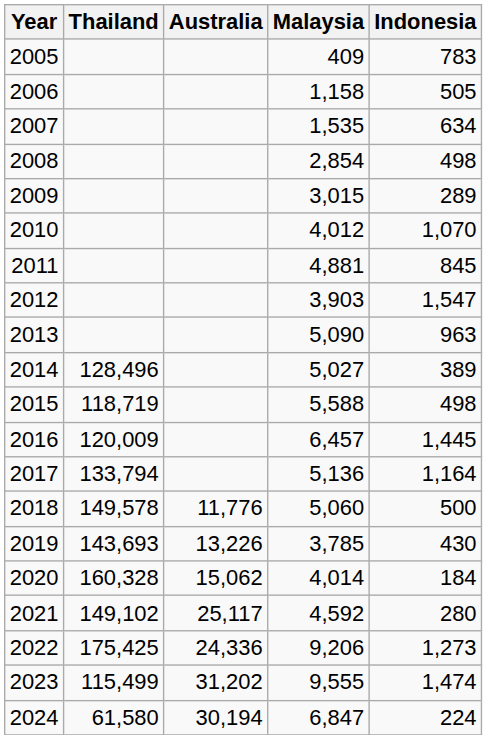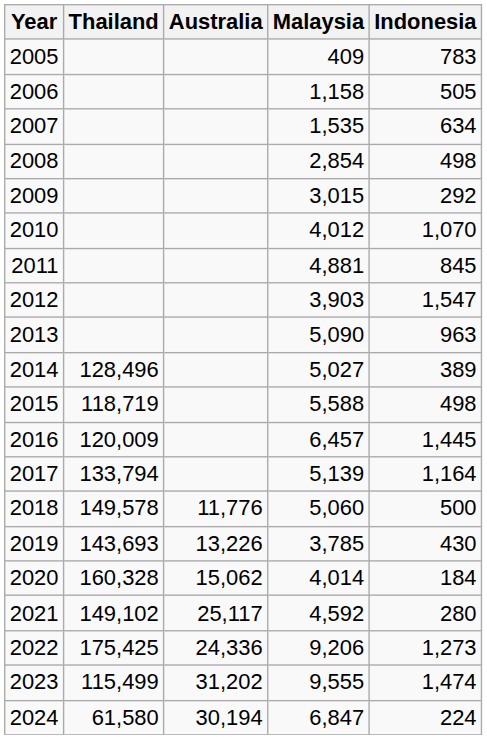(458, 195) 289 -> (458, 195) 292
(337, 473) 5,136 -> (337, 473) 5,139
